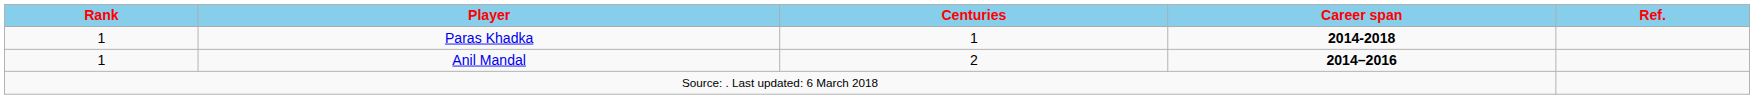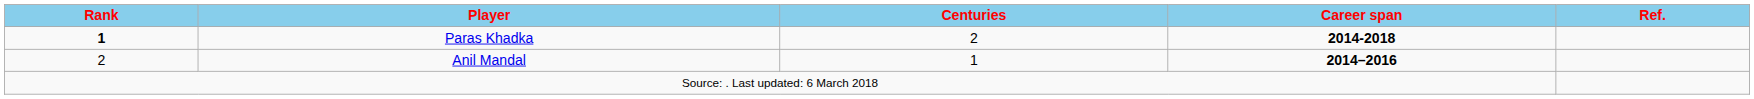(101, 37) normal -> (101, 37) bold
(974, 37) 1 -> (974, 37) 2
(101, 60) 1 -> (101, 60) 2
(974, 60) 2 -> (974, 60) 1
